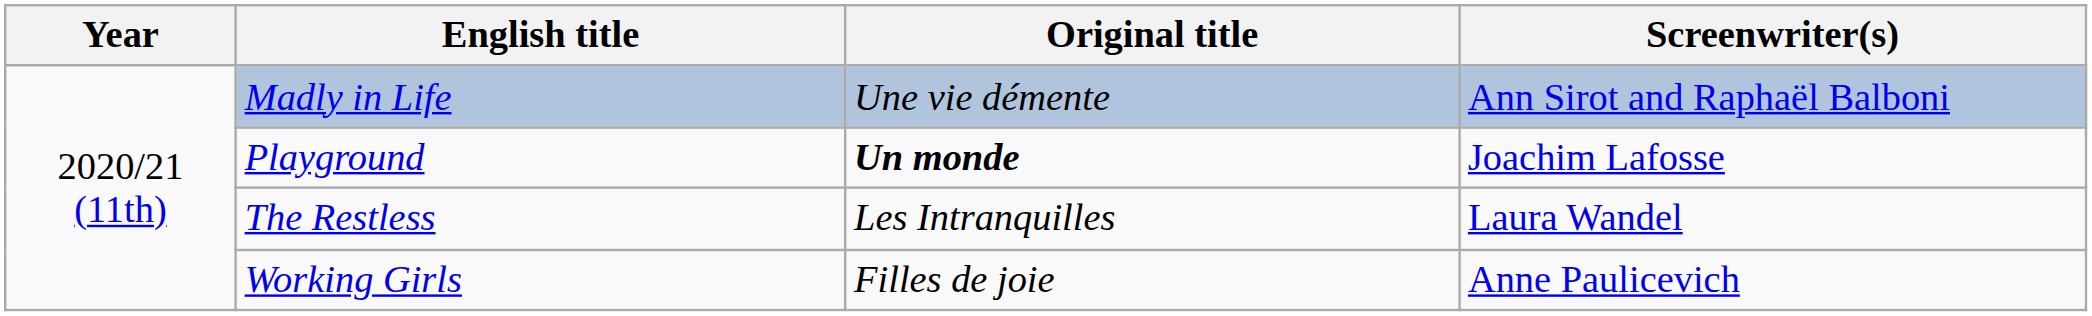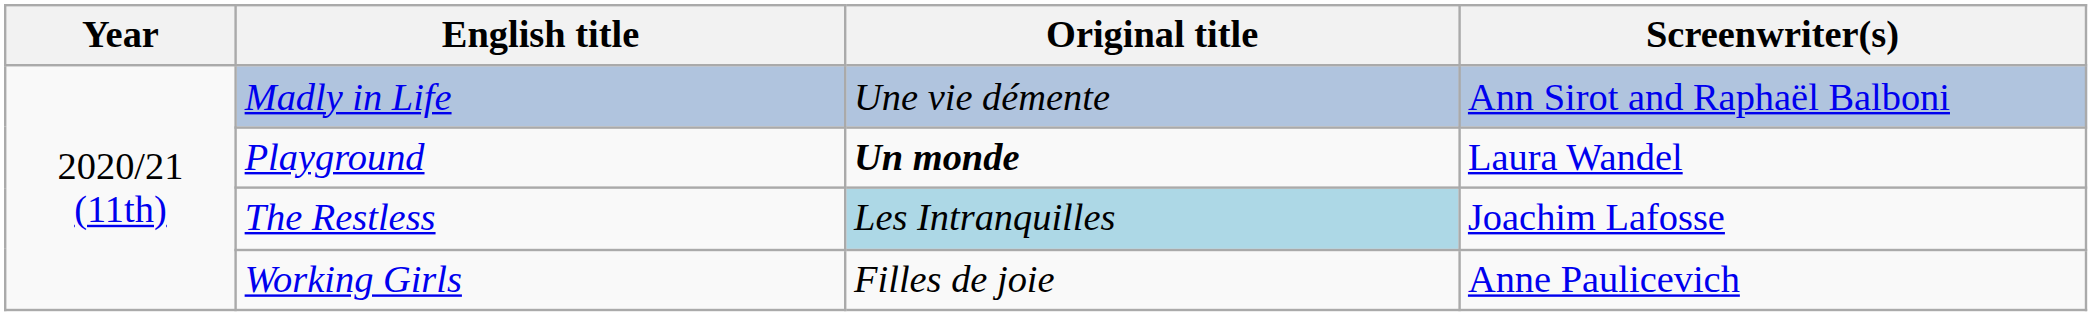(1596, 156) Joachim Lafosse -> (1575, 156) Laura Wandel
(985, 217) no background -> (985, 217) lightblue background
(1575, 217) Laura Wandel -> (1596, 217) Joachim Lafosse
